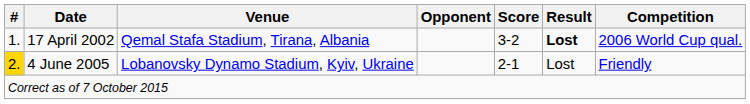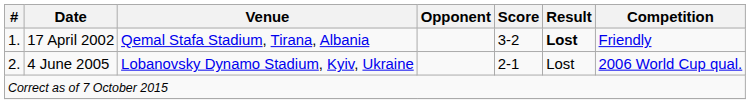(670, 40) 2006 World Cup qual. -> (625, 40) Friendly
(14, 64) gold background -> (14, 64) no background
(625, 64) Friendly -> (670, 64) 2006 World Cup qual.
